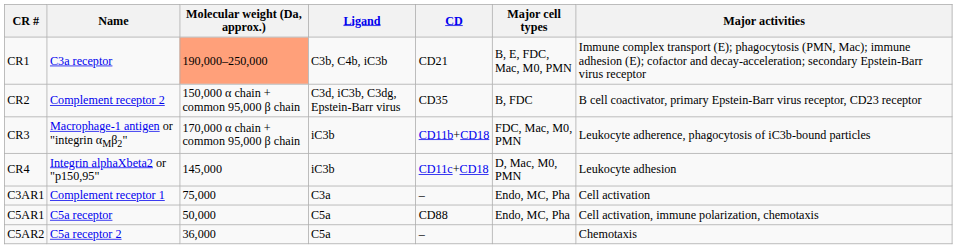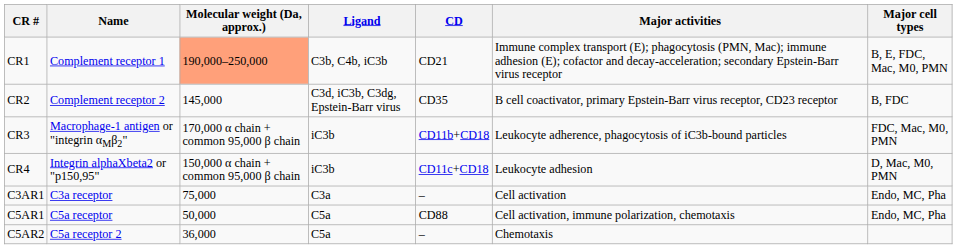columns swapped: (534, 20) <-> (764, 20)
(81, 60) C3a receptor -> (107, 60) Complement receptor 1
(241, 100) 150,000 α chain + common 95,000 β chain -> (202, 100) 145,000
(202, 169) 145,000 -> (241, 169) 150,000 α chain + common 95,000 β chain
(107, 195) Complement receptor 1 -> (81, 195) C3a receptor
